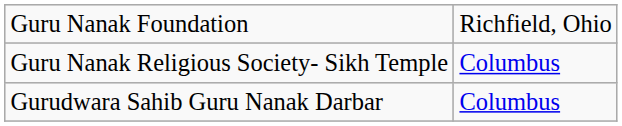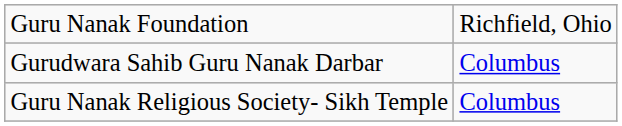rows swapped: (197, 101) <-> (229, 62)
